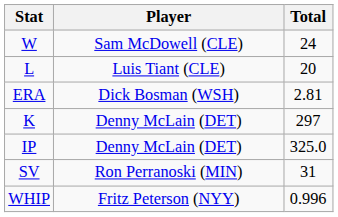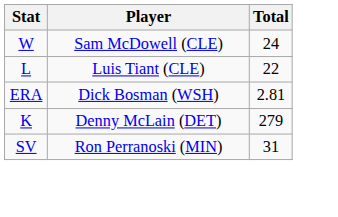(308, 69) 20 -> (271, 69) 22
(308, 120) 297 -> (271, 120) 279
- row: (29, 146)
- row: (29, 198)
